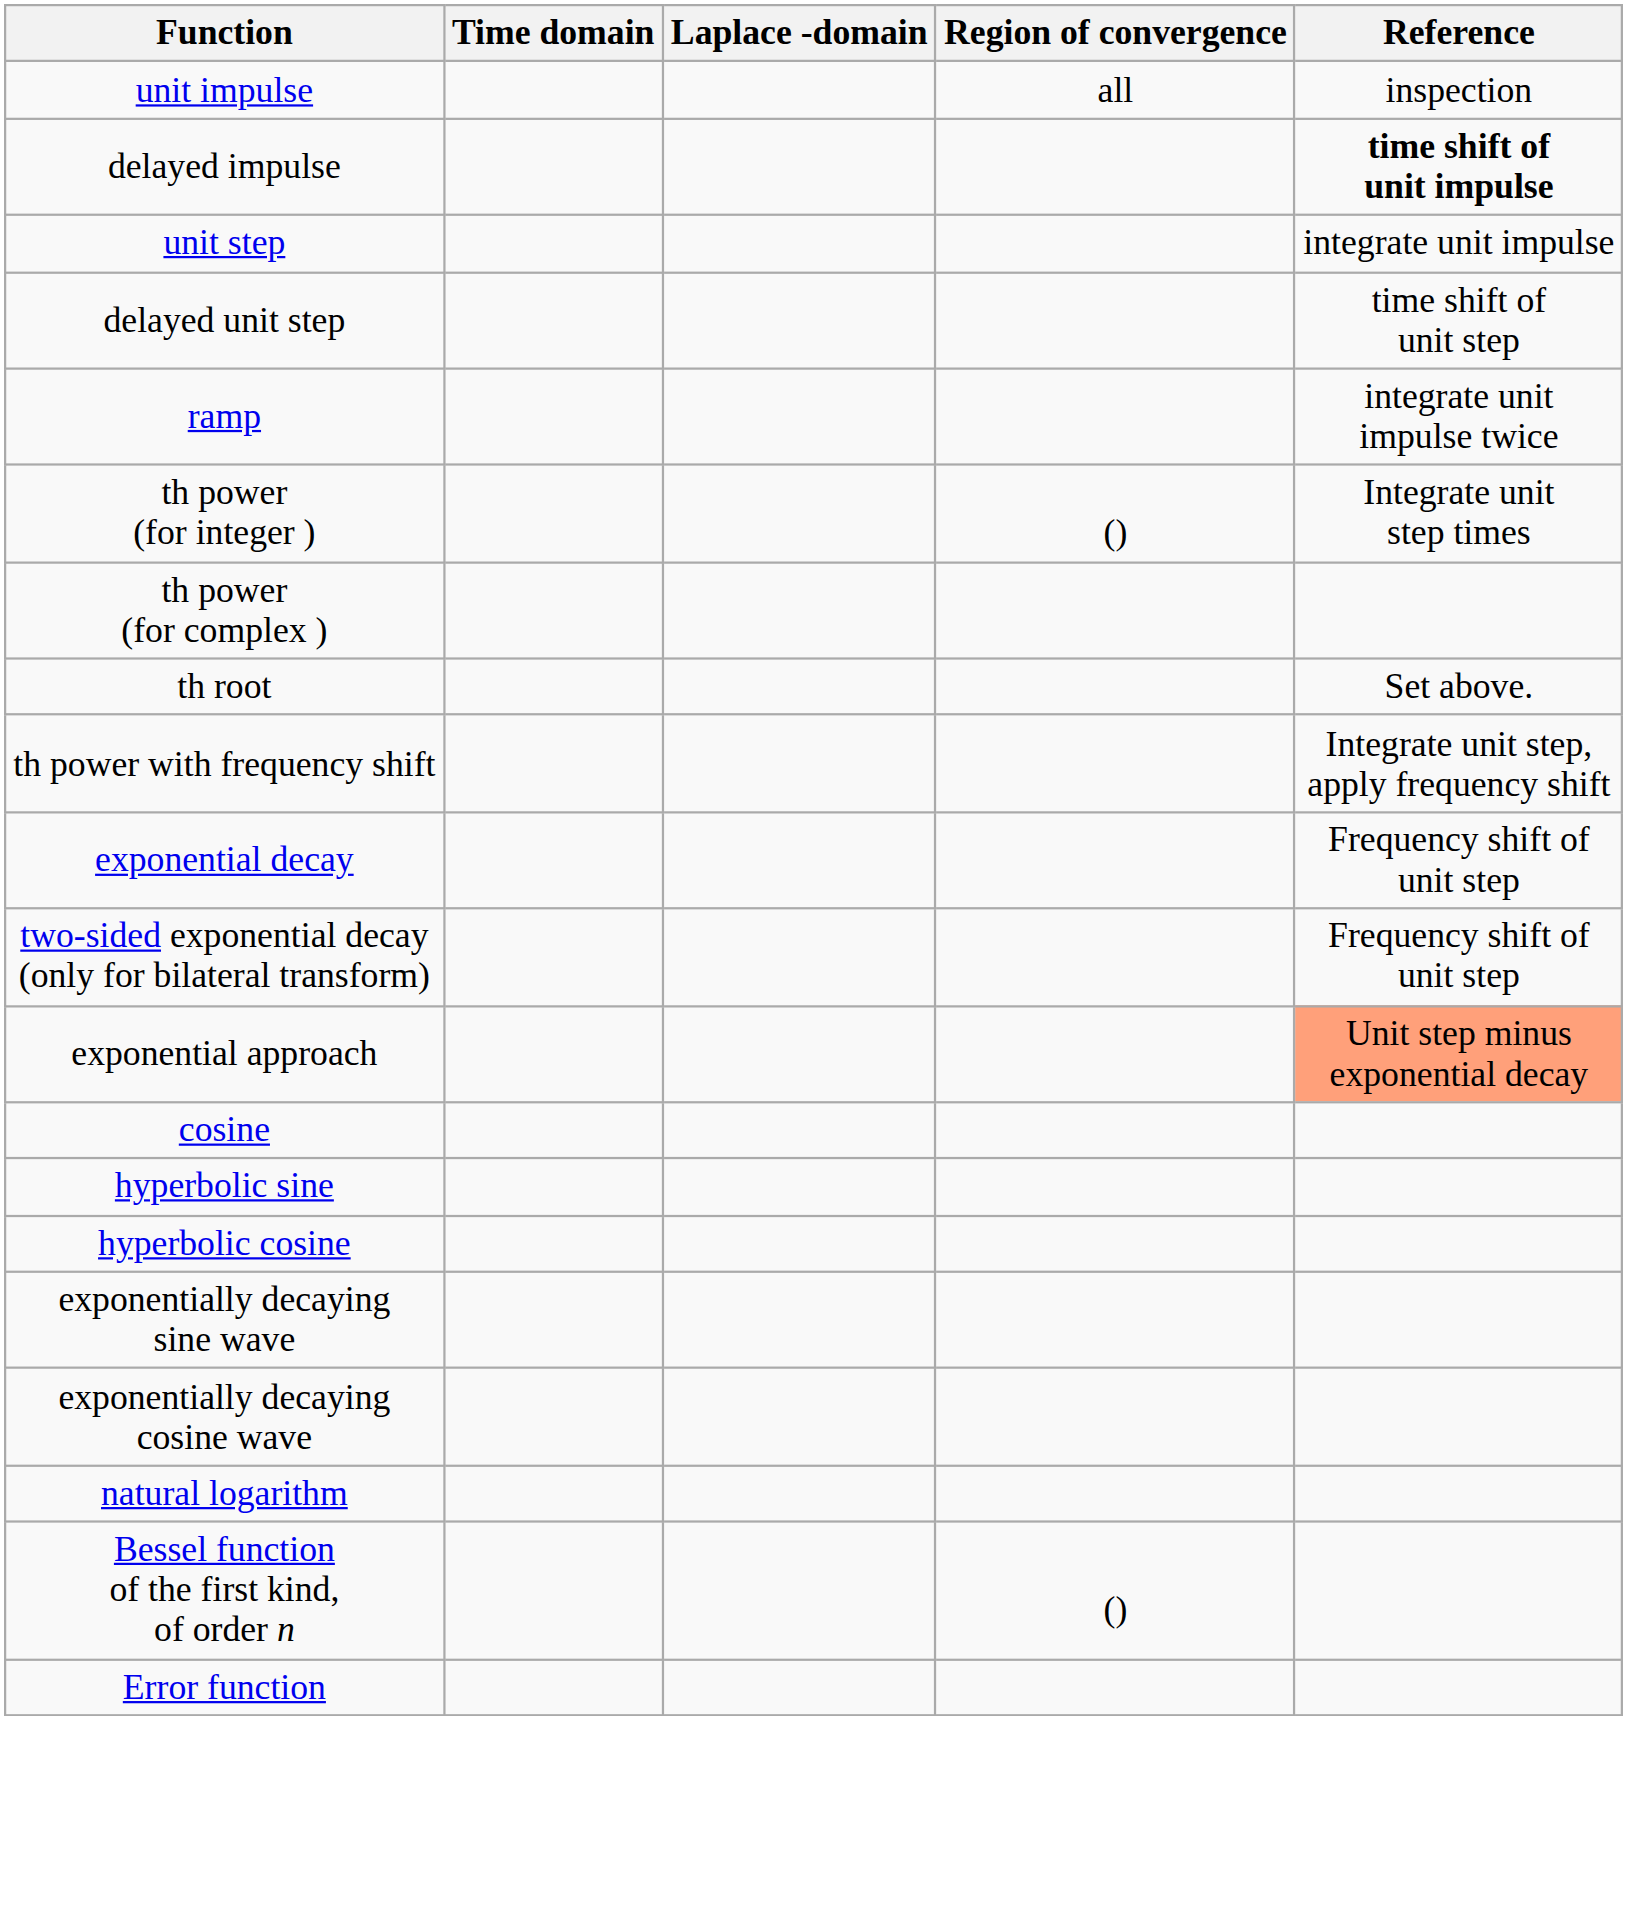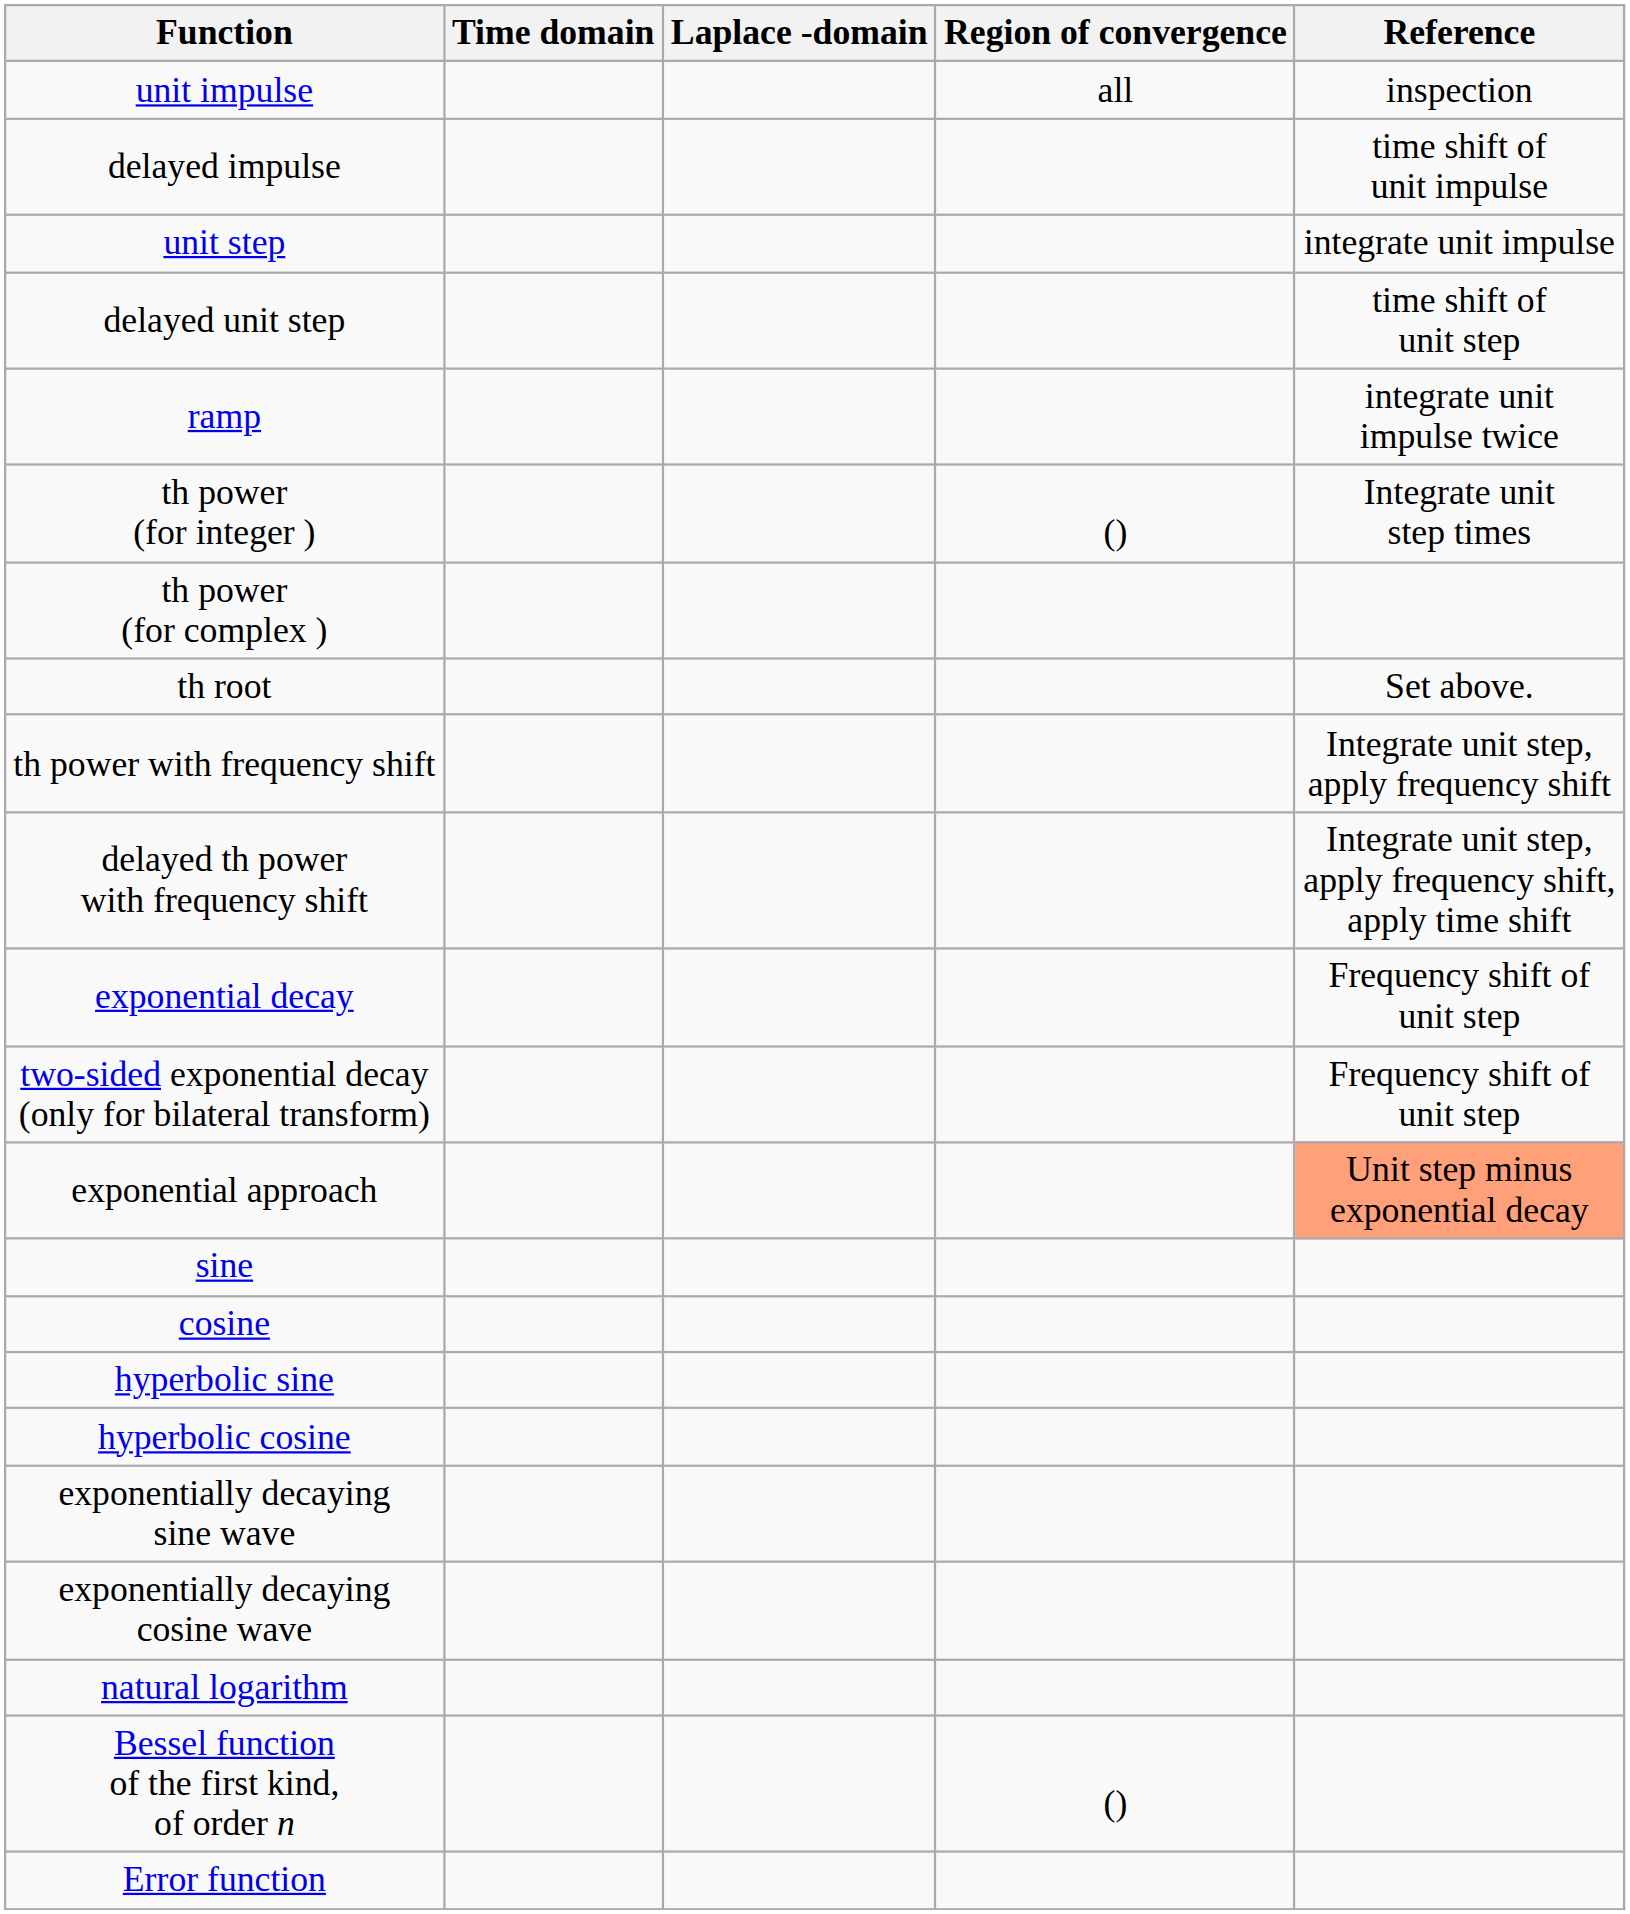(1459, 166) bold -> (1459, 166) normal
+ row: (224, 879)
+ row: (224, 1266)
